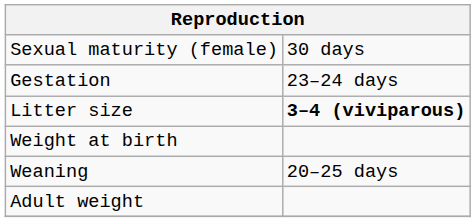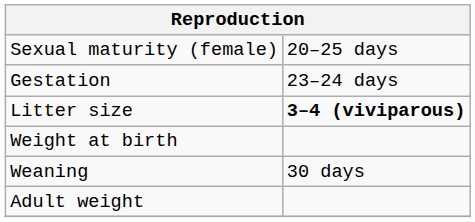(326, 50) 30 days -> (343, 50) 20–25 days
(343, 171) 20–25 days -> (326, 171) 30 days
